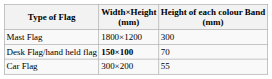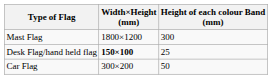(165, 51) 70 -> (165, 51) 25
(165, 66) 55 -> (165, 66) 50
